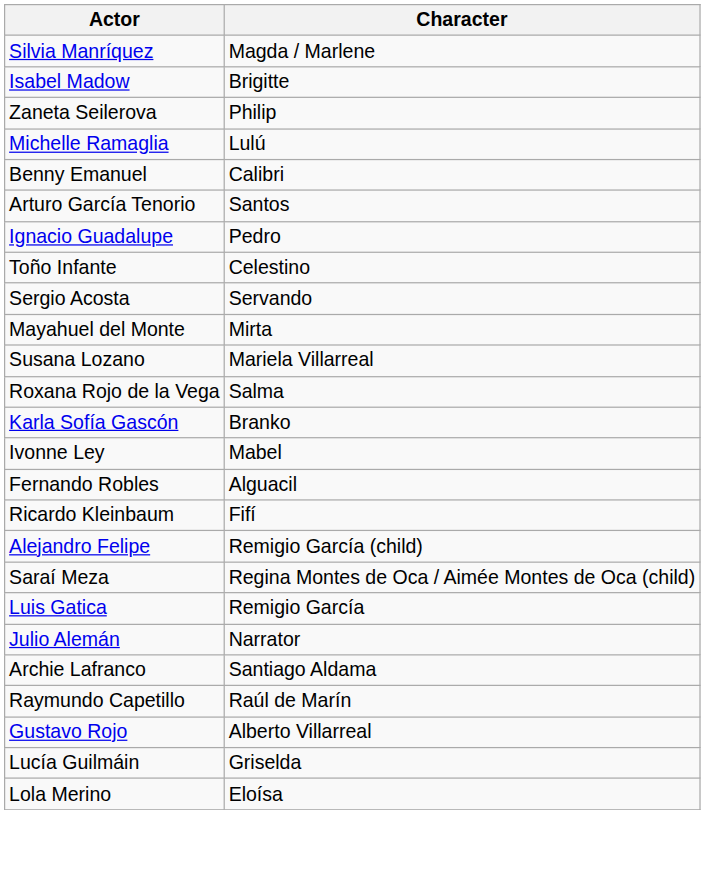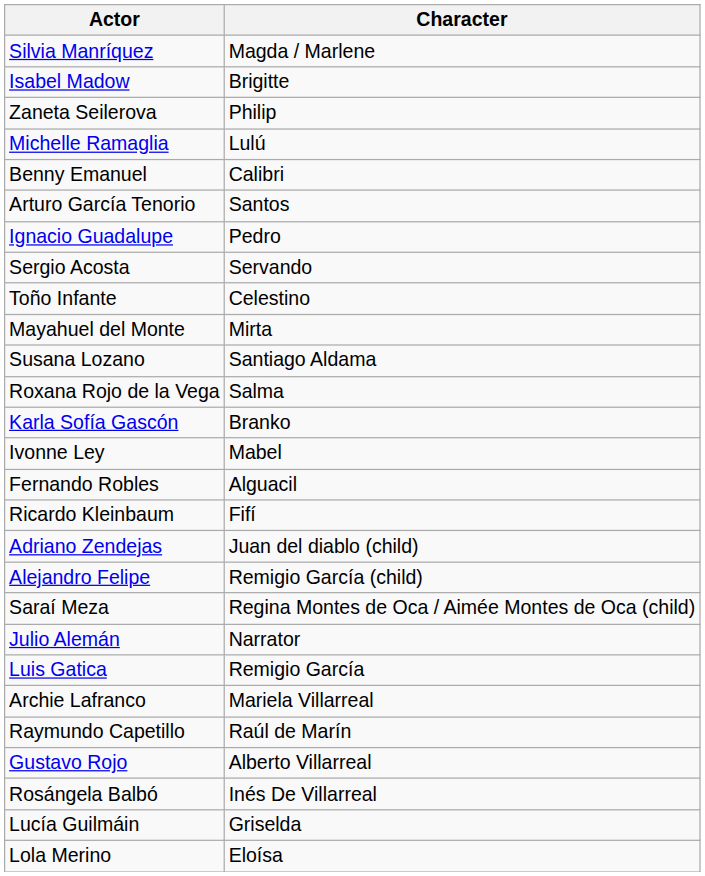rows swapped: (63, 267) <-> (69, 298)
(301, 360) Mariela Villarreal -> (302, 360) Santiago Aldama
+ row: (86, 546)
rows swapped: (58, 608) <-> (64, 639)
(302, 670) Santiago Aldama -> (301, 701) Mariela Villarreal
+ row: (83, 793)
